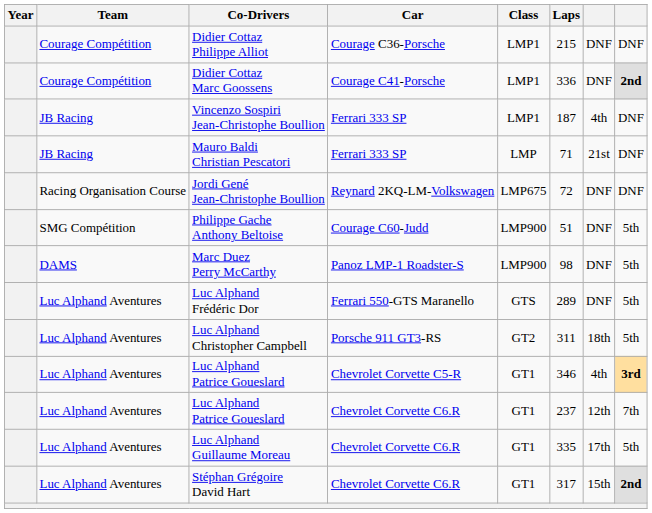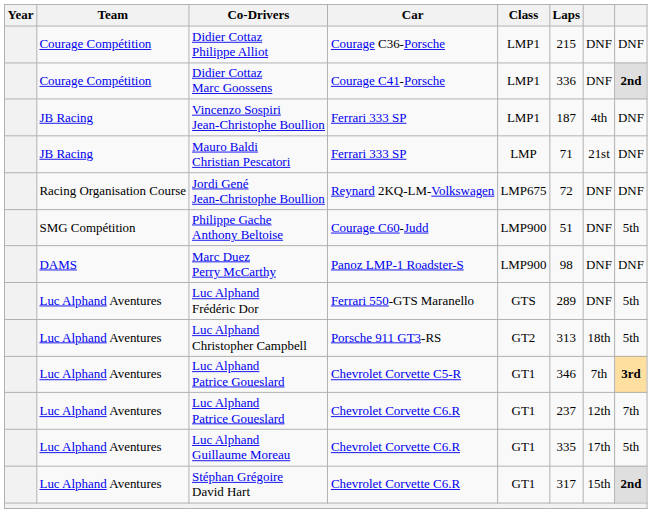(631, 264) 5th -> (631, 264) DNF
(566, 338) 311 -> (566, 338) 313
(599, 374) 4th -> (599, 374) 7th
